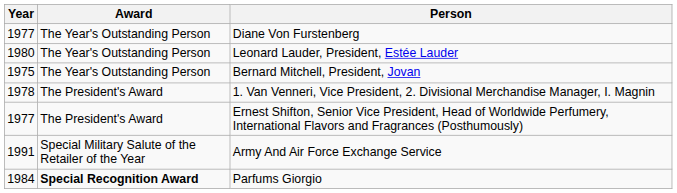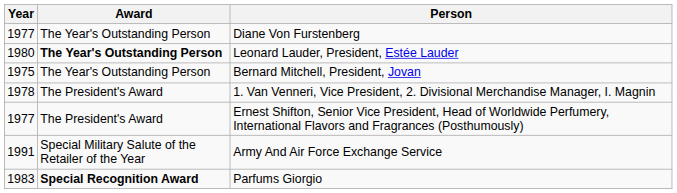(125, 53) normal -> (131, 53) bold
(21, 178) 1984 -> (21, 178) 1983
